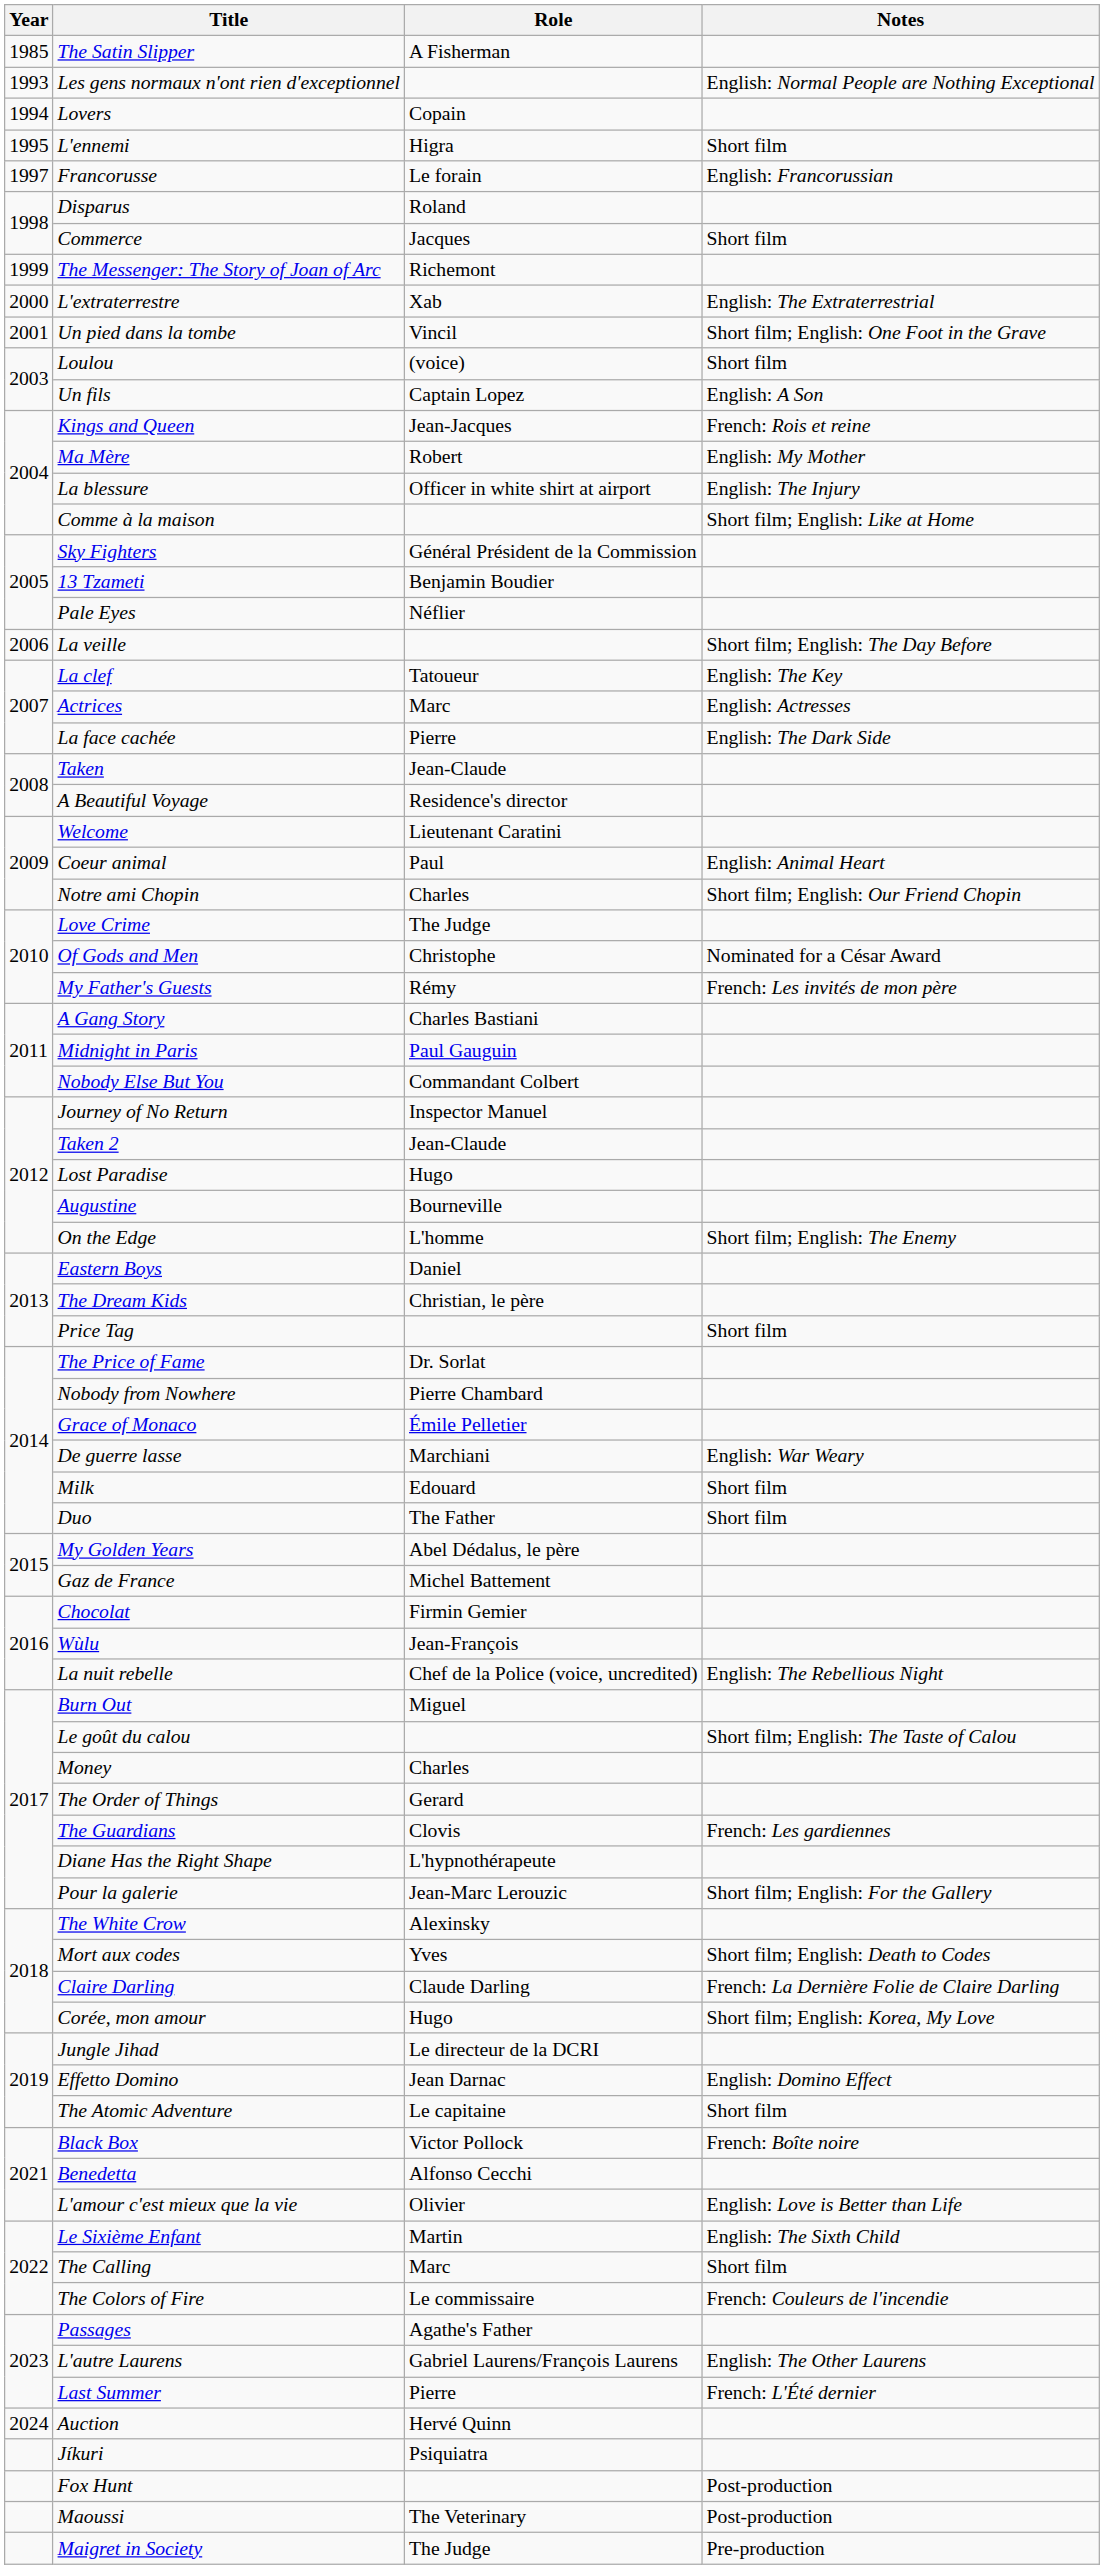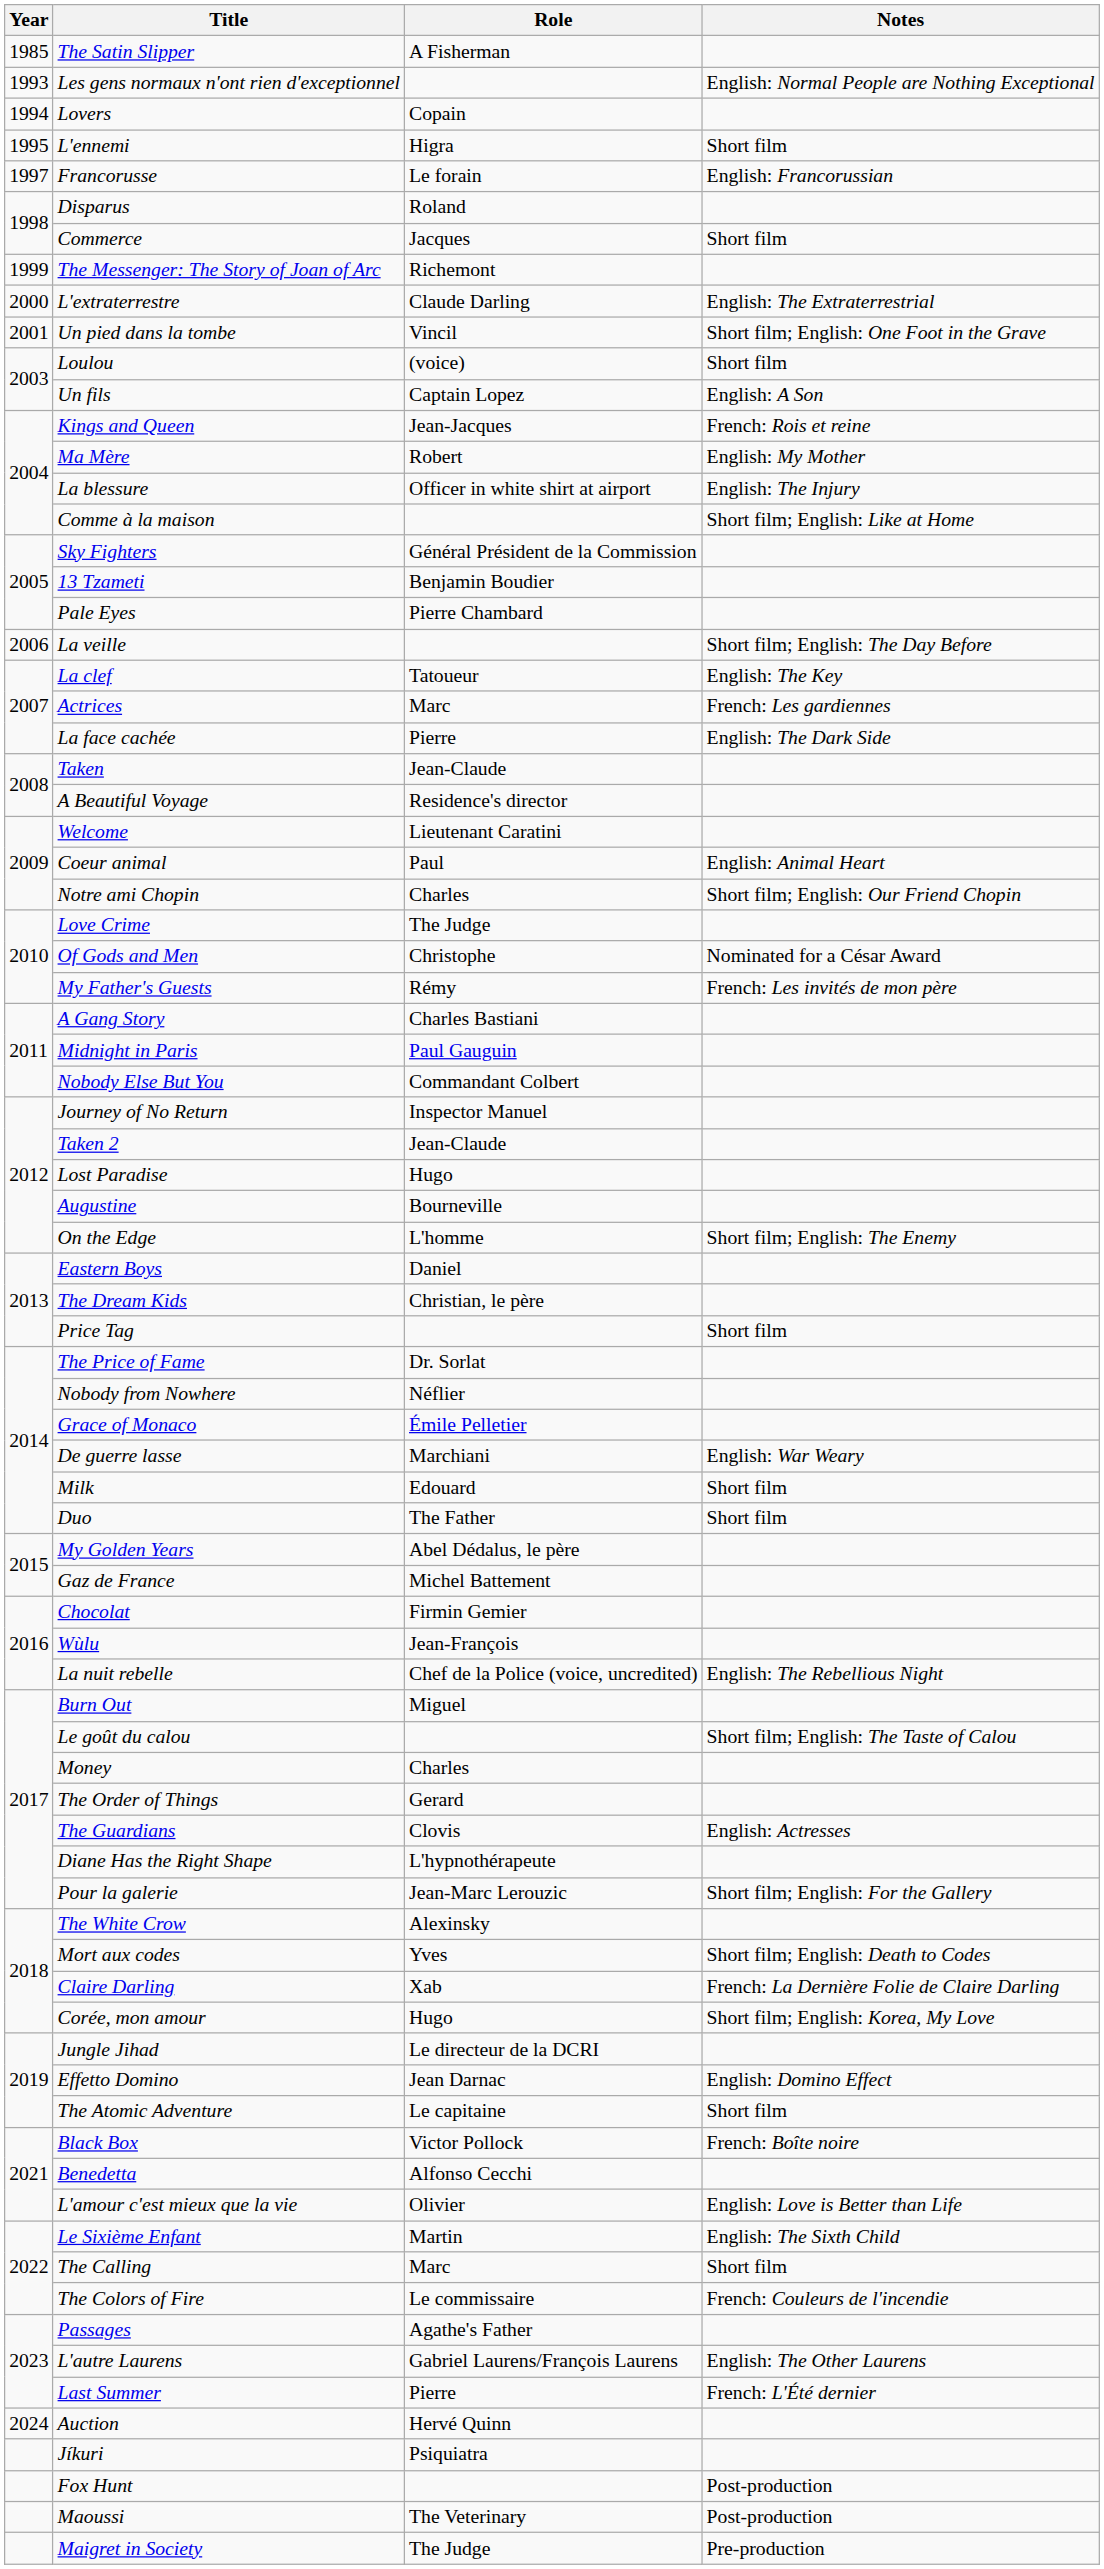(425, 301) Xab -> (469, 301) Claude Darling
(437, 613) Néflier -> (476, 613) Pierre Chambard
(779, 706) English: Actresses -> (799, 706) French: Les gardiennes
(476, 1393) Pierre Chambard -> (437, 1393) Néflier
(799, 1830) French: Les gardiennes -> (779, 1830) English: Actresses
(469, 1986) Claude Darling -> (425, 1986) Xab
